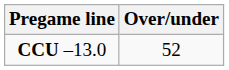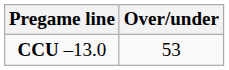(171, 49) 52 -> (171, 49) 53
